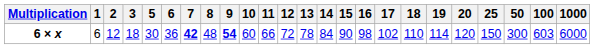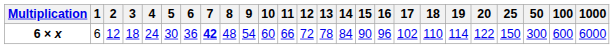+ column: (152, 14)
(229, 33) bold -> (249, 33) normal
(365, 33) 98 -> (384, 33) 96
(465, 33) 120 -> (484, 33) 122
(544, 33) 603 -> (563, 33) 600
